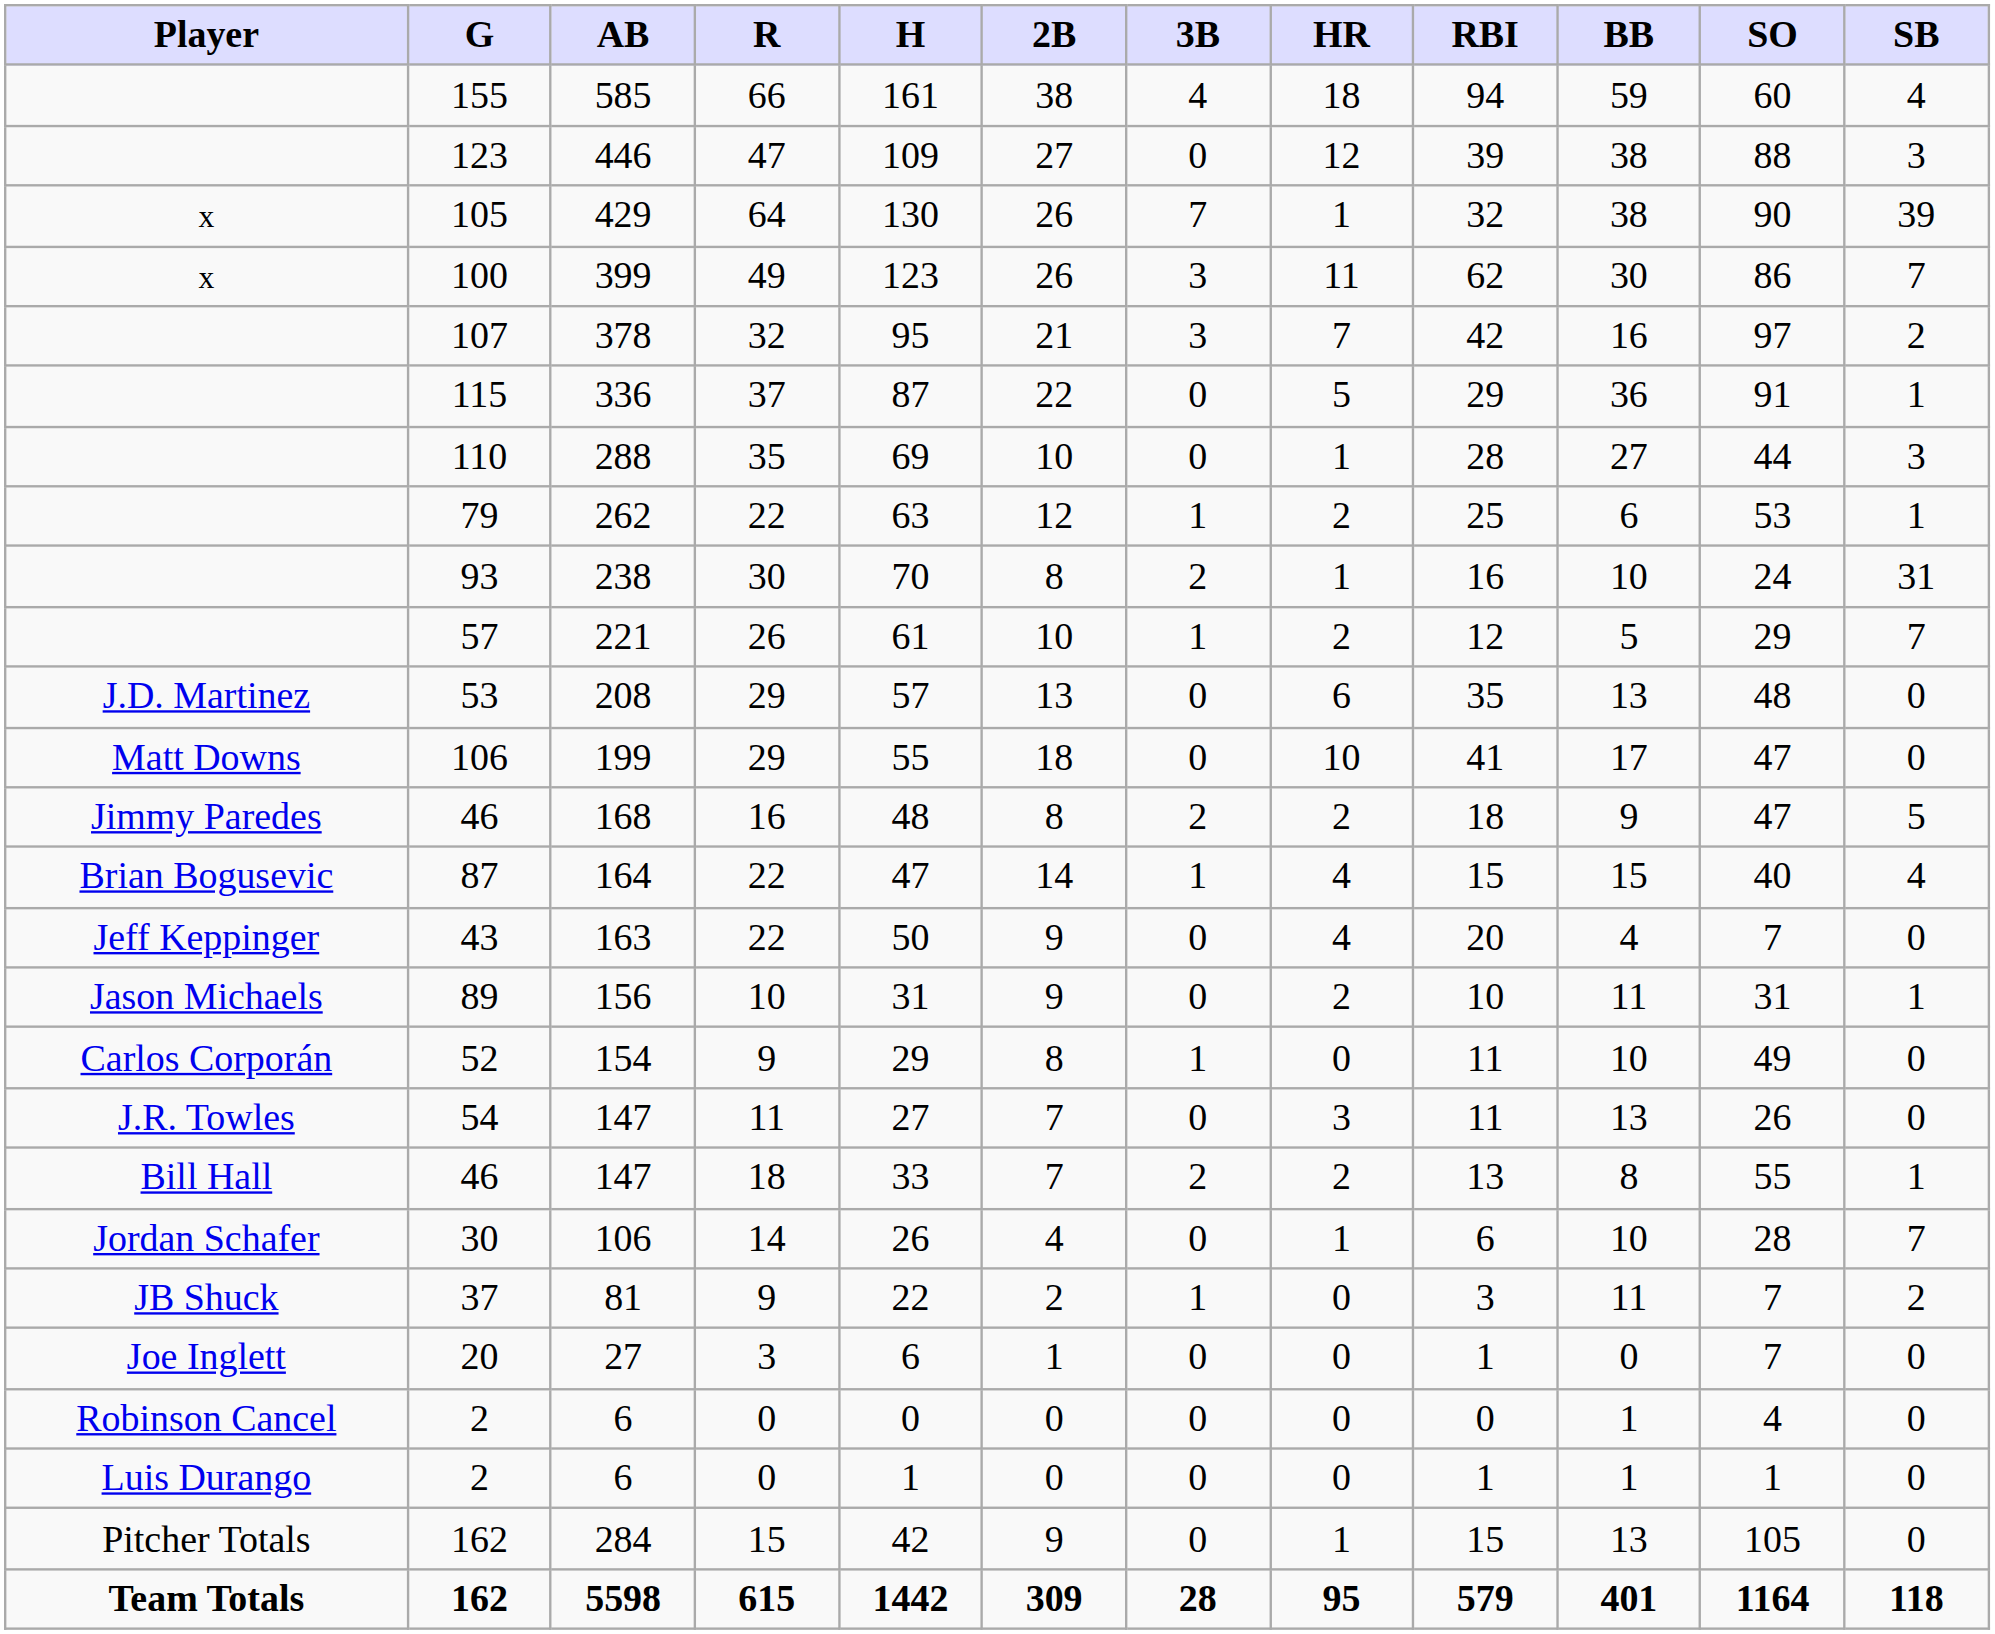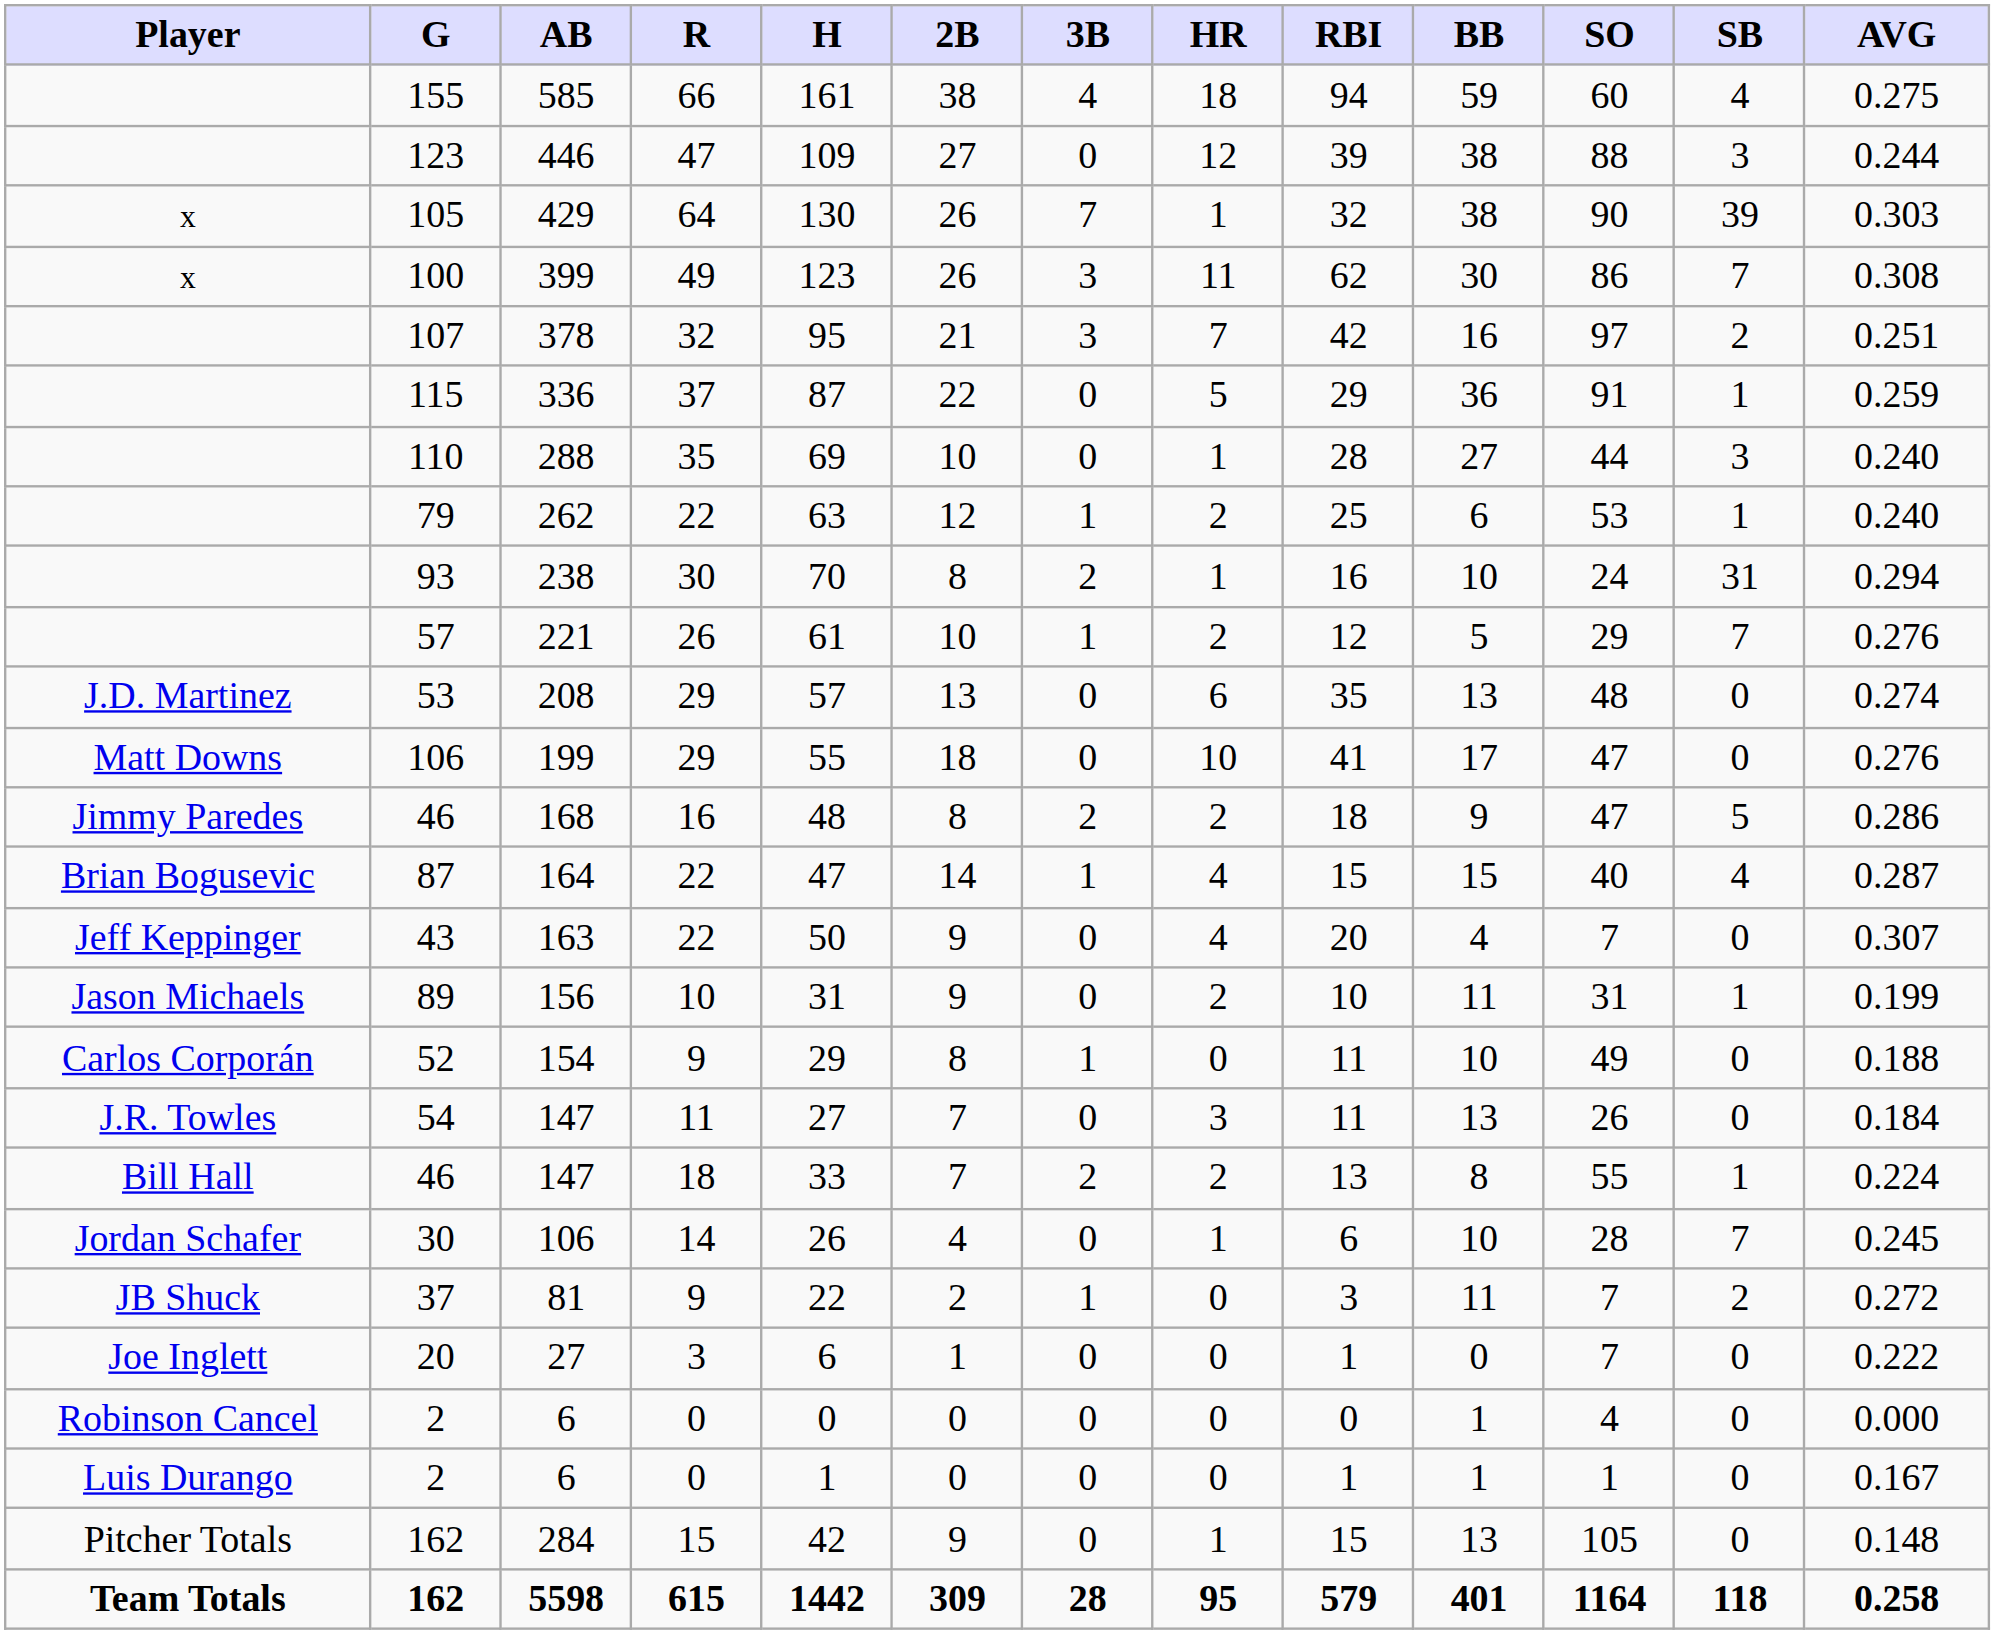+ column: (1897, 34)
